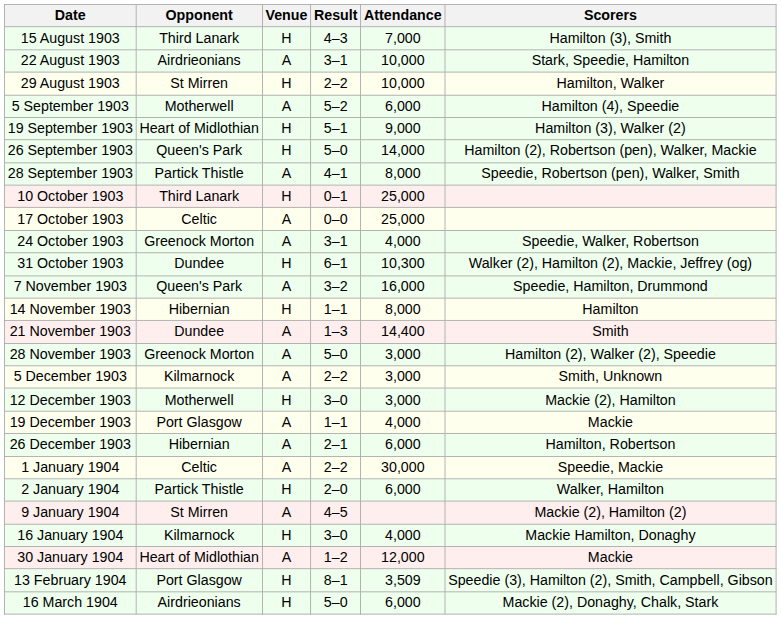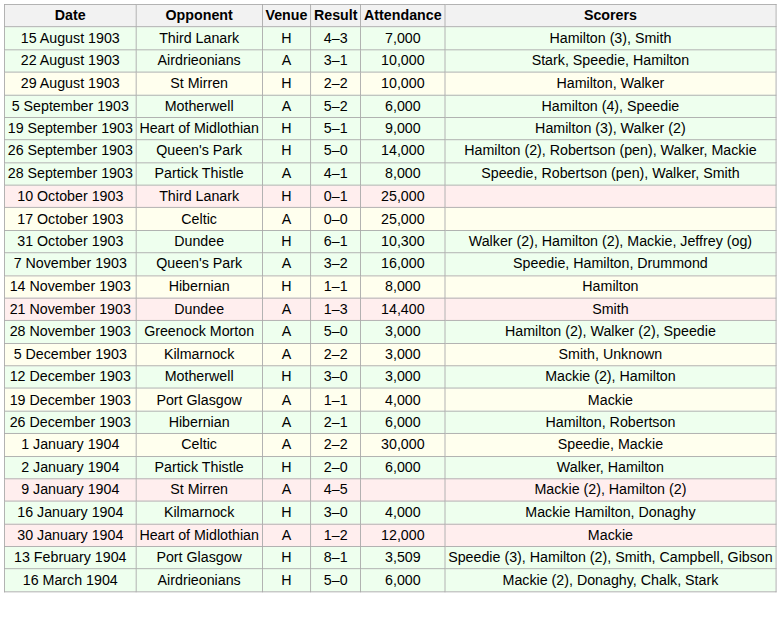- row: (70, 241)
